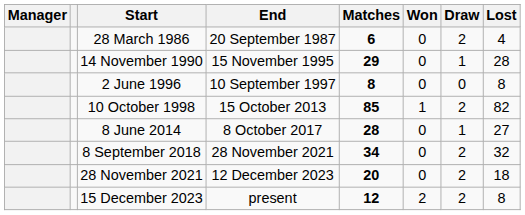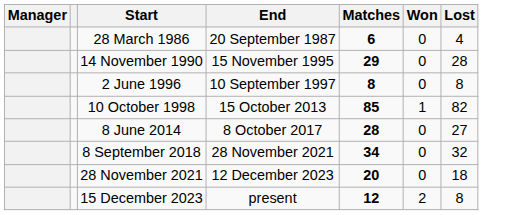- column: (462, 15)
